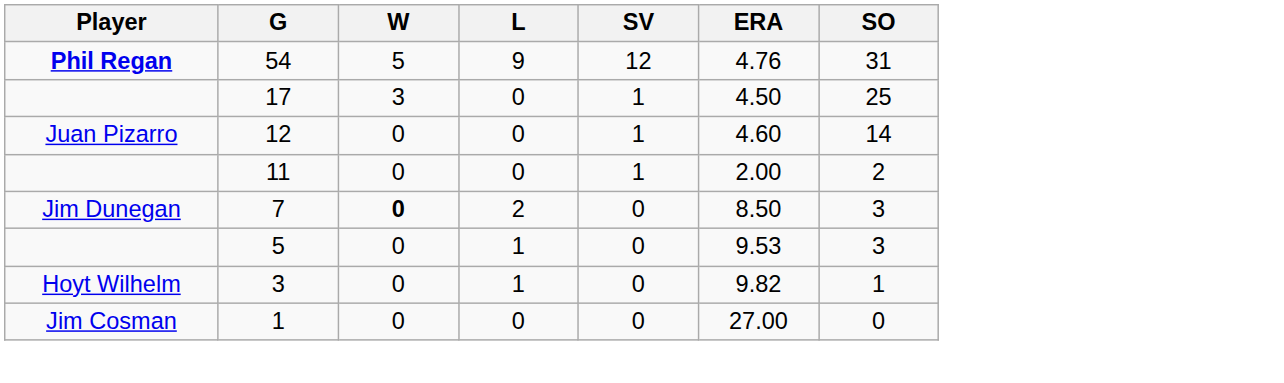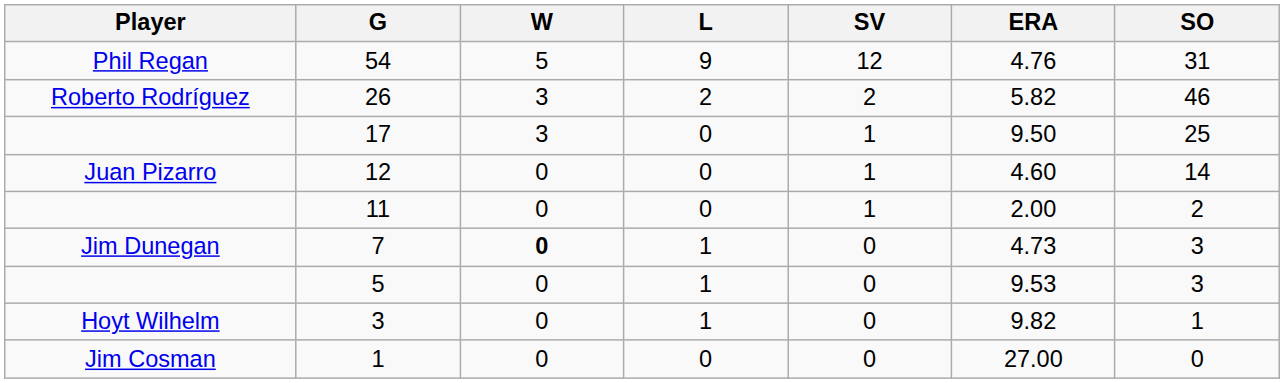(111, 60) bold -> (150, 60) normal
+ row: (378, 97)
(758, 97) 4.50 -> (1033, 135) 9.50
(518, 209) 2 -> (706, 246) 1
(758, 209) 8.50 -> (1033, 246) 4.73
